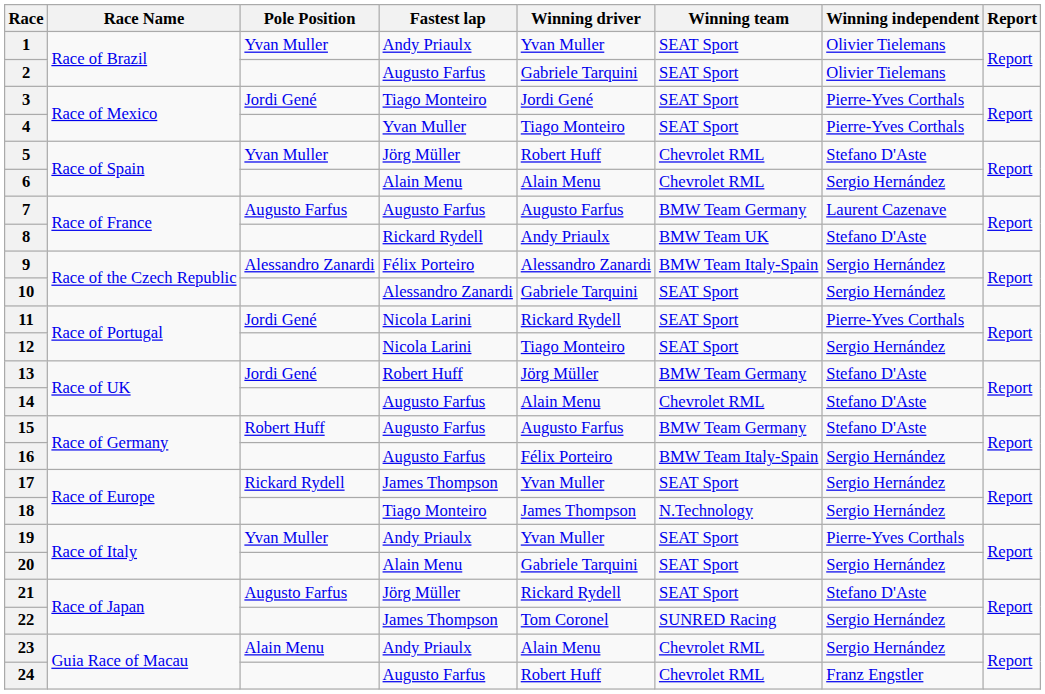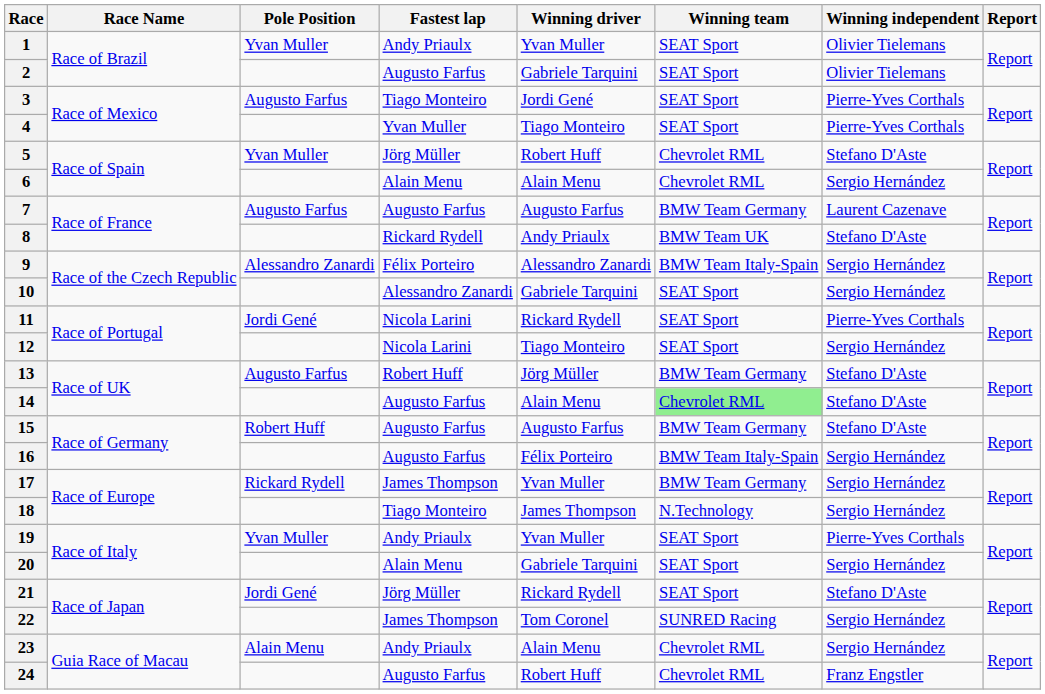(281, 99) Jordi Gené -> (296, 99) Augusto Farfus
(281, 373) Jordi Gené -> (296, 373) Augusto Farfus
(712, 401) no background -> (712, 401) lightgreen background
(699, 483) SEAT Sport -> (733, 483) BMW Team Germany
(296, 592) Augusto Farfus -> (281, 592) Jordi Gené
